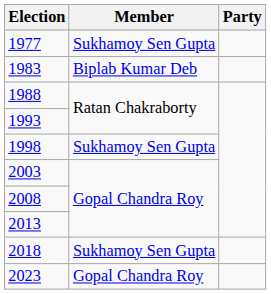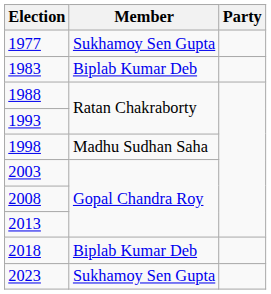(144, 146) Sukhamoy Sen Gupta -> (140, 146) Madhu Sudhan Saha
(144, 250) Sukhamoy Sen Gupta -> (135, 250) Biplab Kumar Deb
(138, 276) Gopal Chandra Roy -> (144, 276) Sukhamoy Sen Gupta
